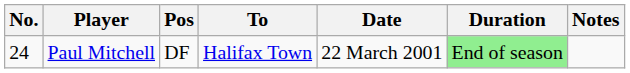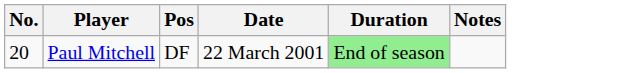- column: (258, 20)
(19, 51) 24 -> (19, 51) 20
